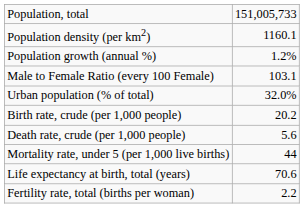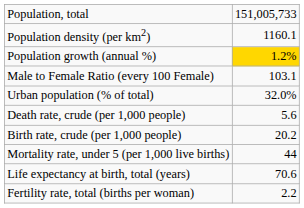(284, 56) no background -> (284, 56) gold background
rows swapped: (94, 115) <-> (96, 134)
